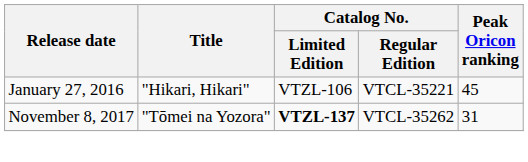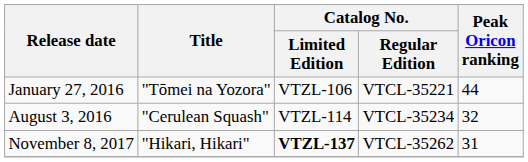(196, 90) "Hikari, Hikari" -> (206, 90) "Tōmei na Yozora"
(470, 90) 45 -> (470, 90) 44
+ row: (60, 116)
(206, 116) "Tōmei na Yozora" -> (196, 143) "Hikari, Hikari"
